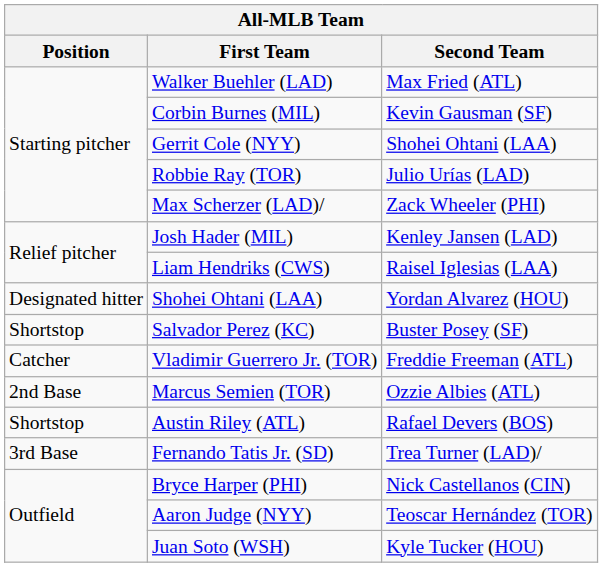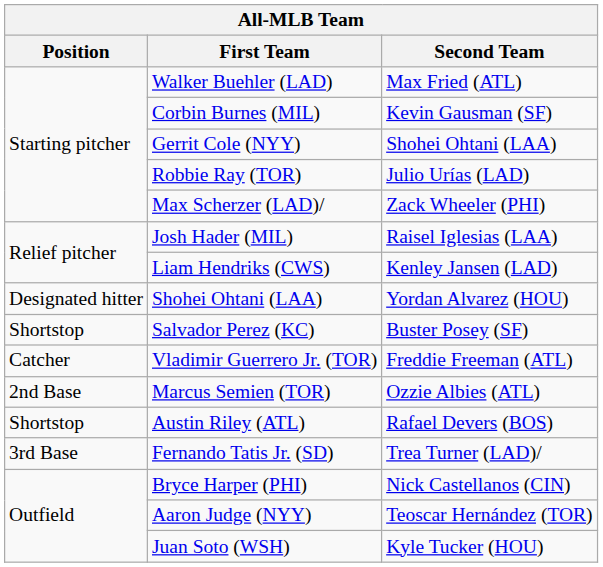(472, 236) Kenley Jansen (LAD) -> (472, 236) Raisel Iglesias (LAA)
(472, 267) Raisel Iglesias (LAA) -> (472, 267) Kenley Jansen (LAD)
